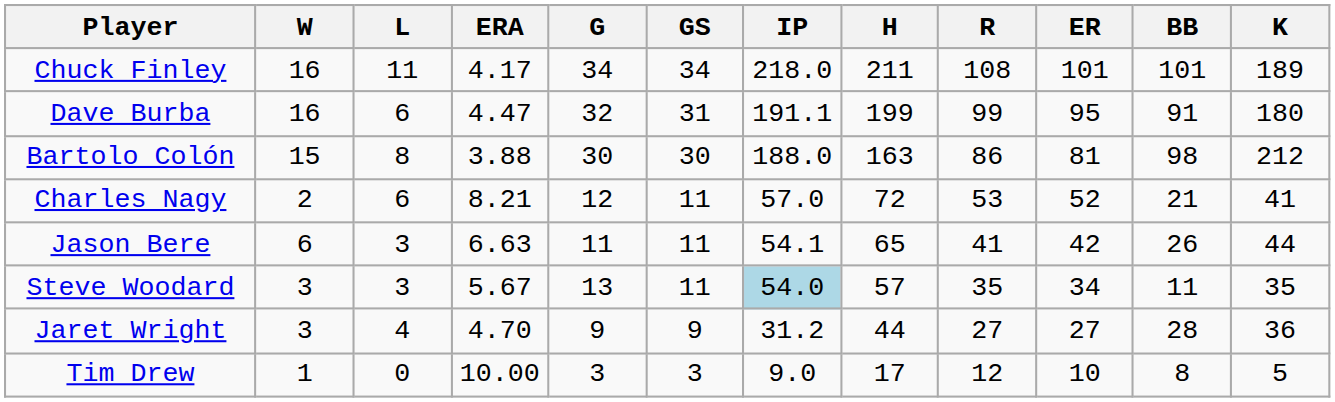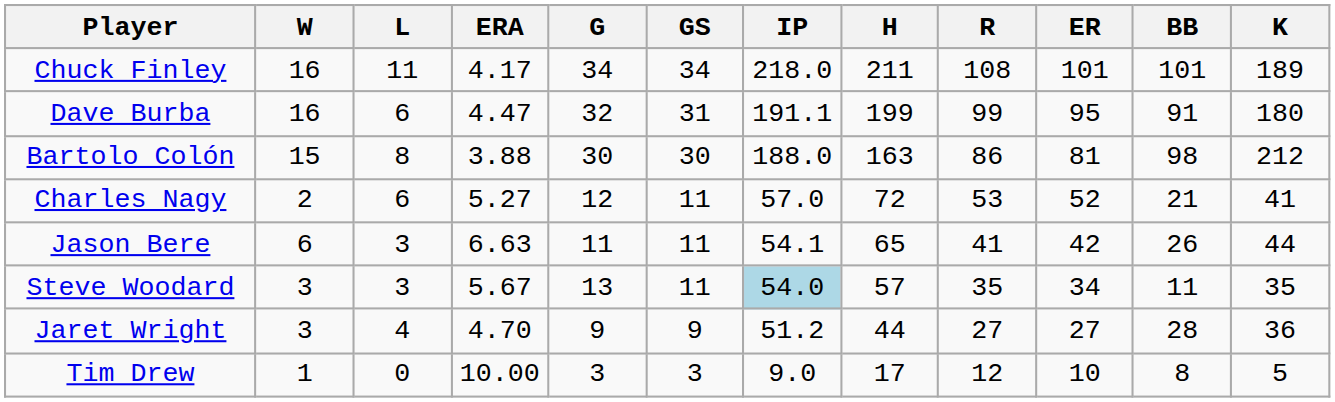(500, 200) 8.21 -> (500, 200) 5.27
(792, 331) 31.2 -> (792, 331) 51.2
